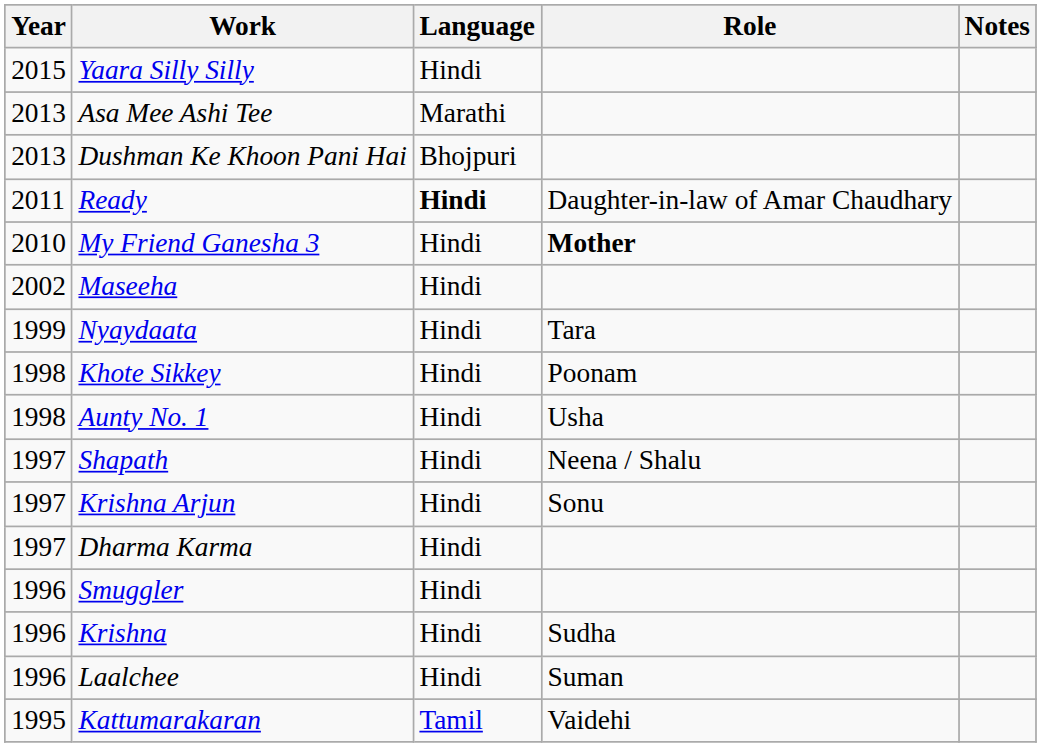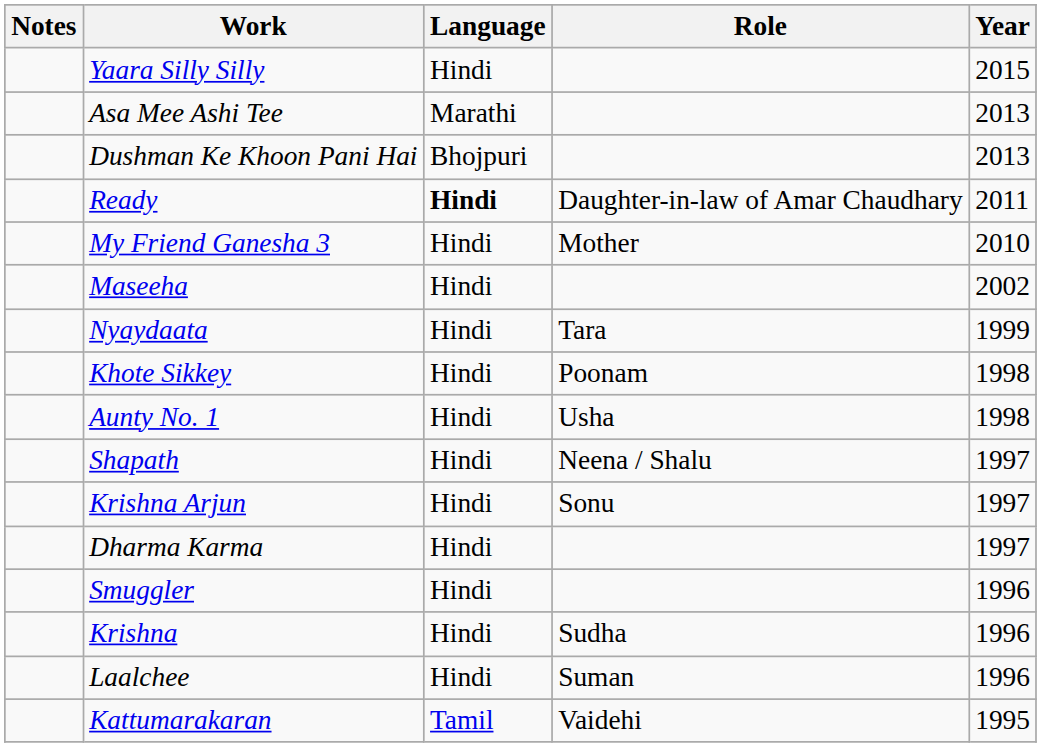columns swapped: (39, 26) <-> (997, 26)
(592, 243) bold -> (599, 243) normal
